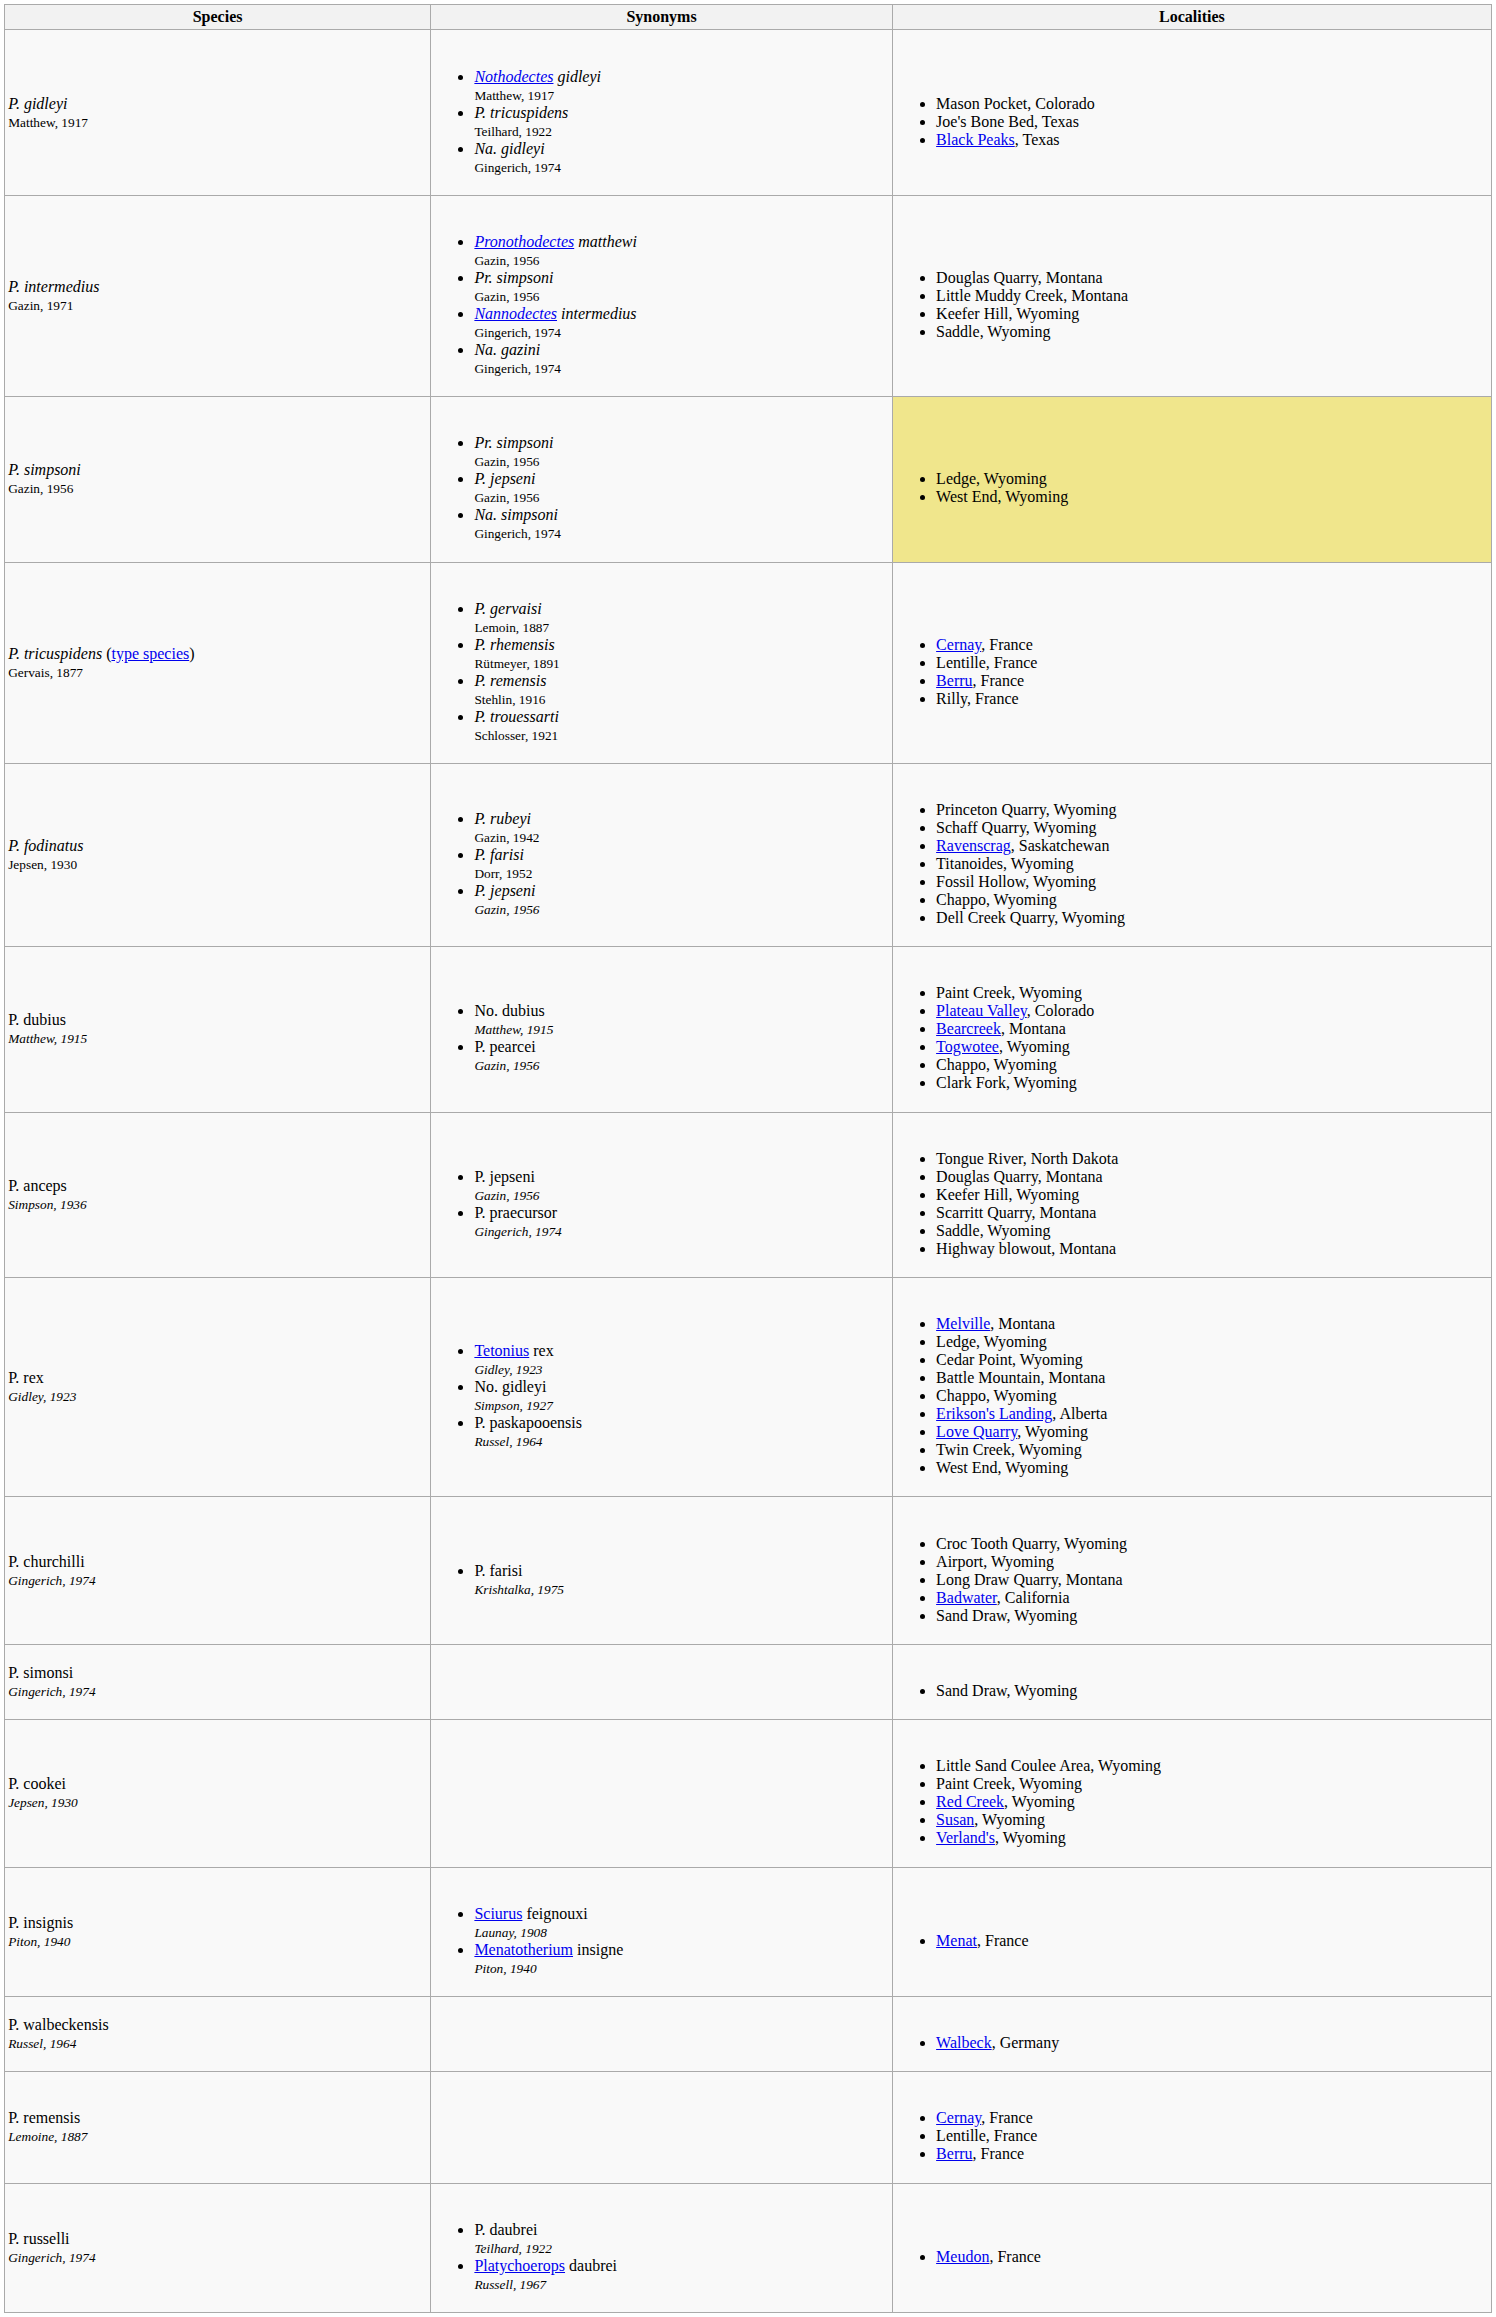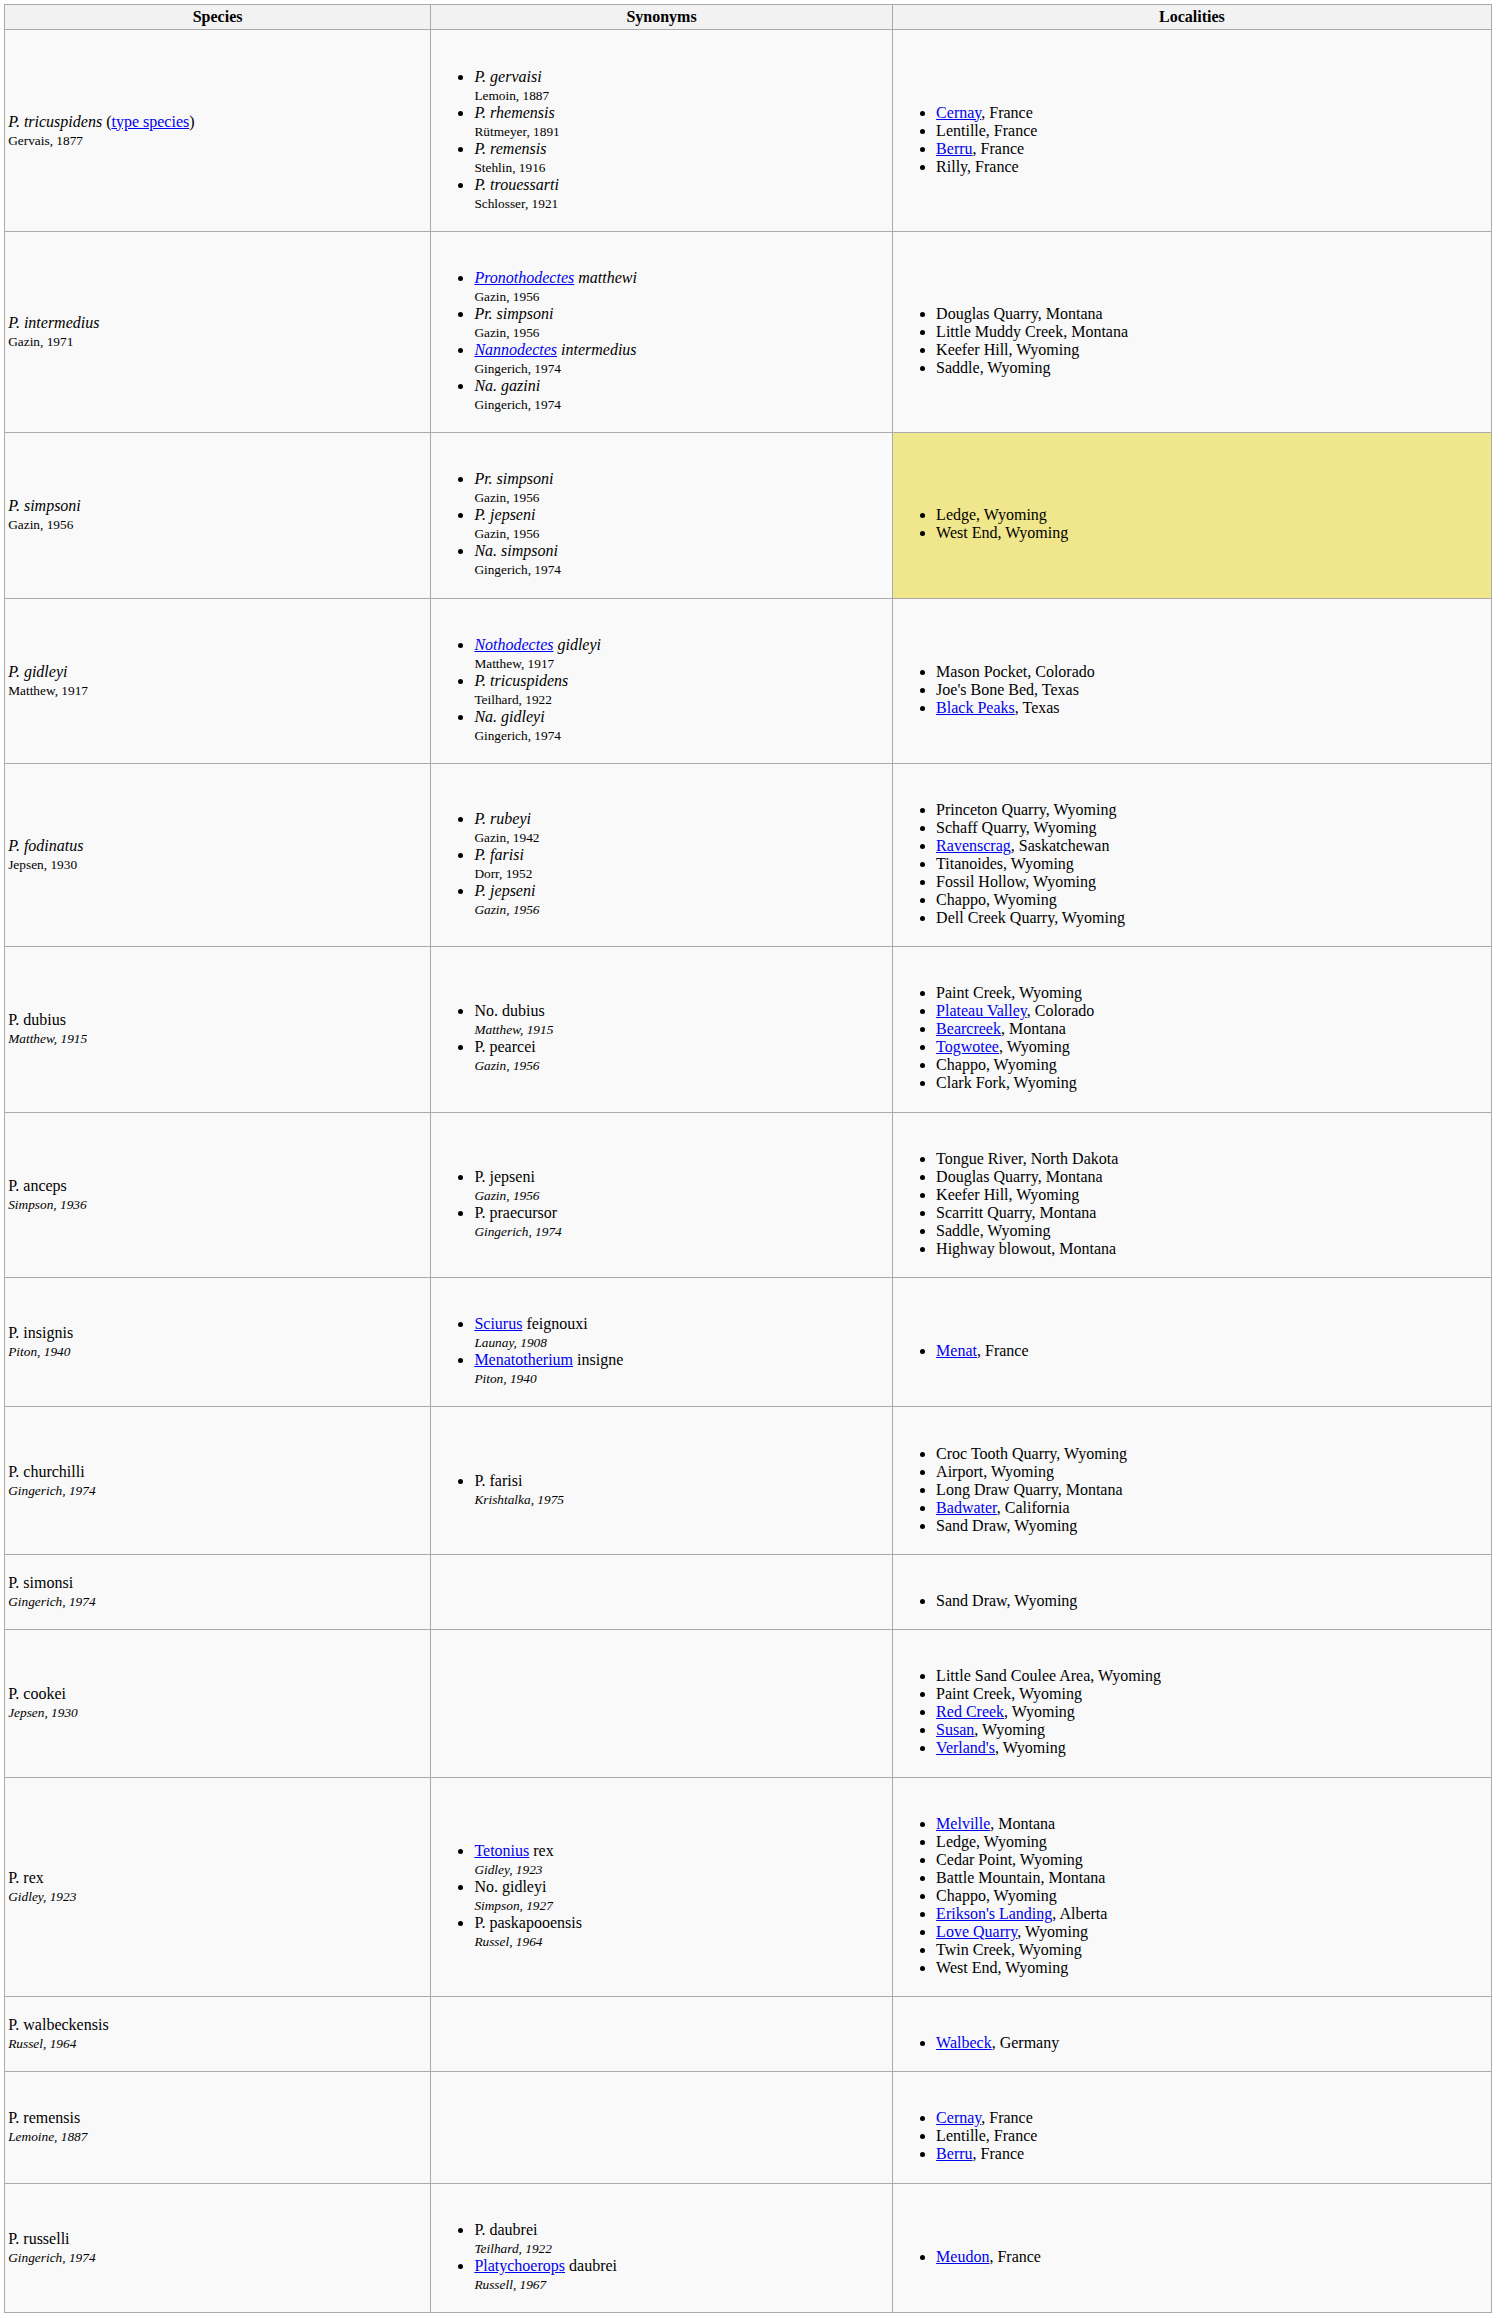rows swapped: (101, 662) <-> (48, 112)
rows swapped: (42, 1387) <-> (41, 1931)
